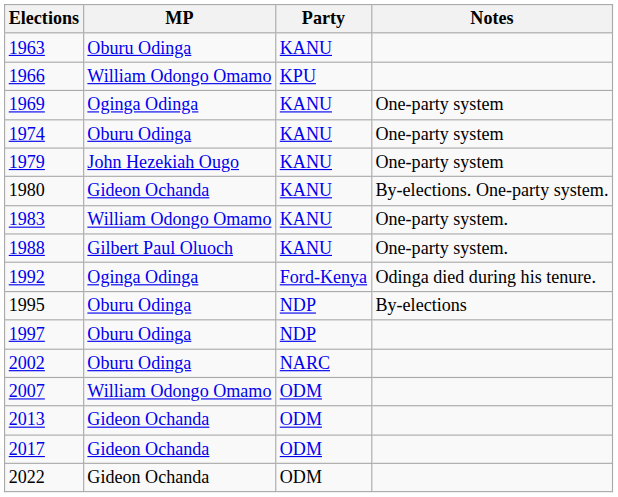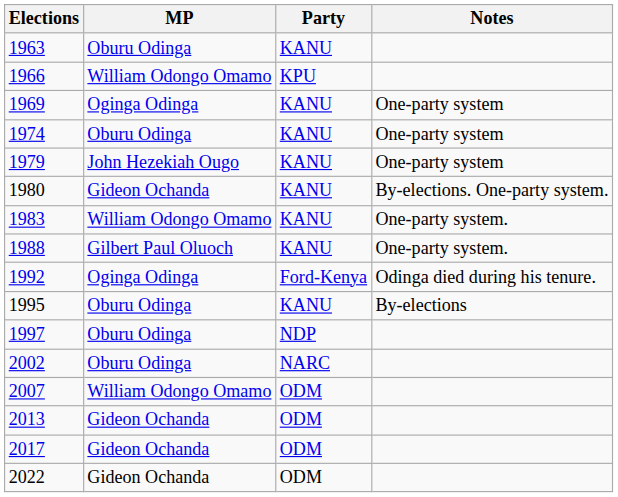(298, 305) NDP -> (306, 305) KANU
